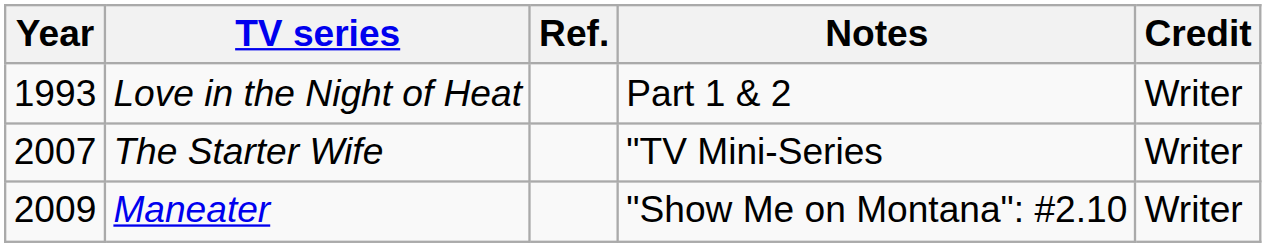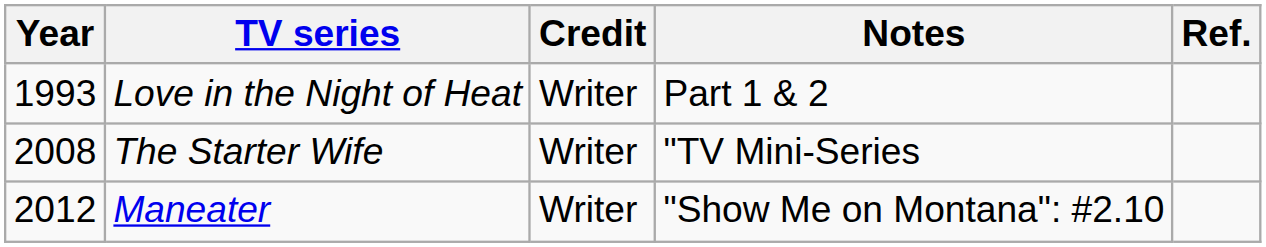columns swapped: (1198, 33) <-> (574, 33)
(55, 151) 2007 -> (55, 151) 2008
(55, 210) 2009 -> (55, 210) 2012
